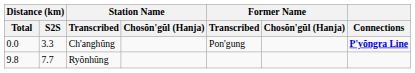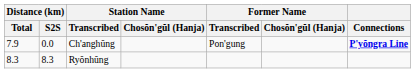(13, 44) 0.0 -> (13, 44) 7.9
(47, 44) 3.3 -> (47, 44) 0.0
(13, 60) 9.8 -> (13, 60) 8.3
(47, 60) 7.7 -> (47, 60) 8.3
